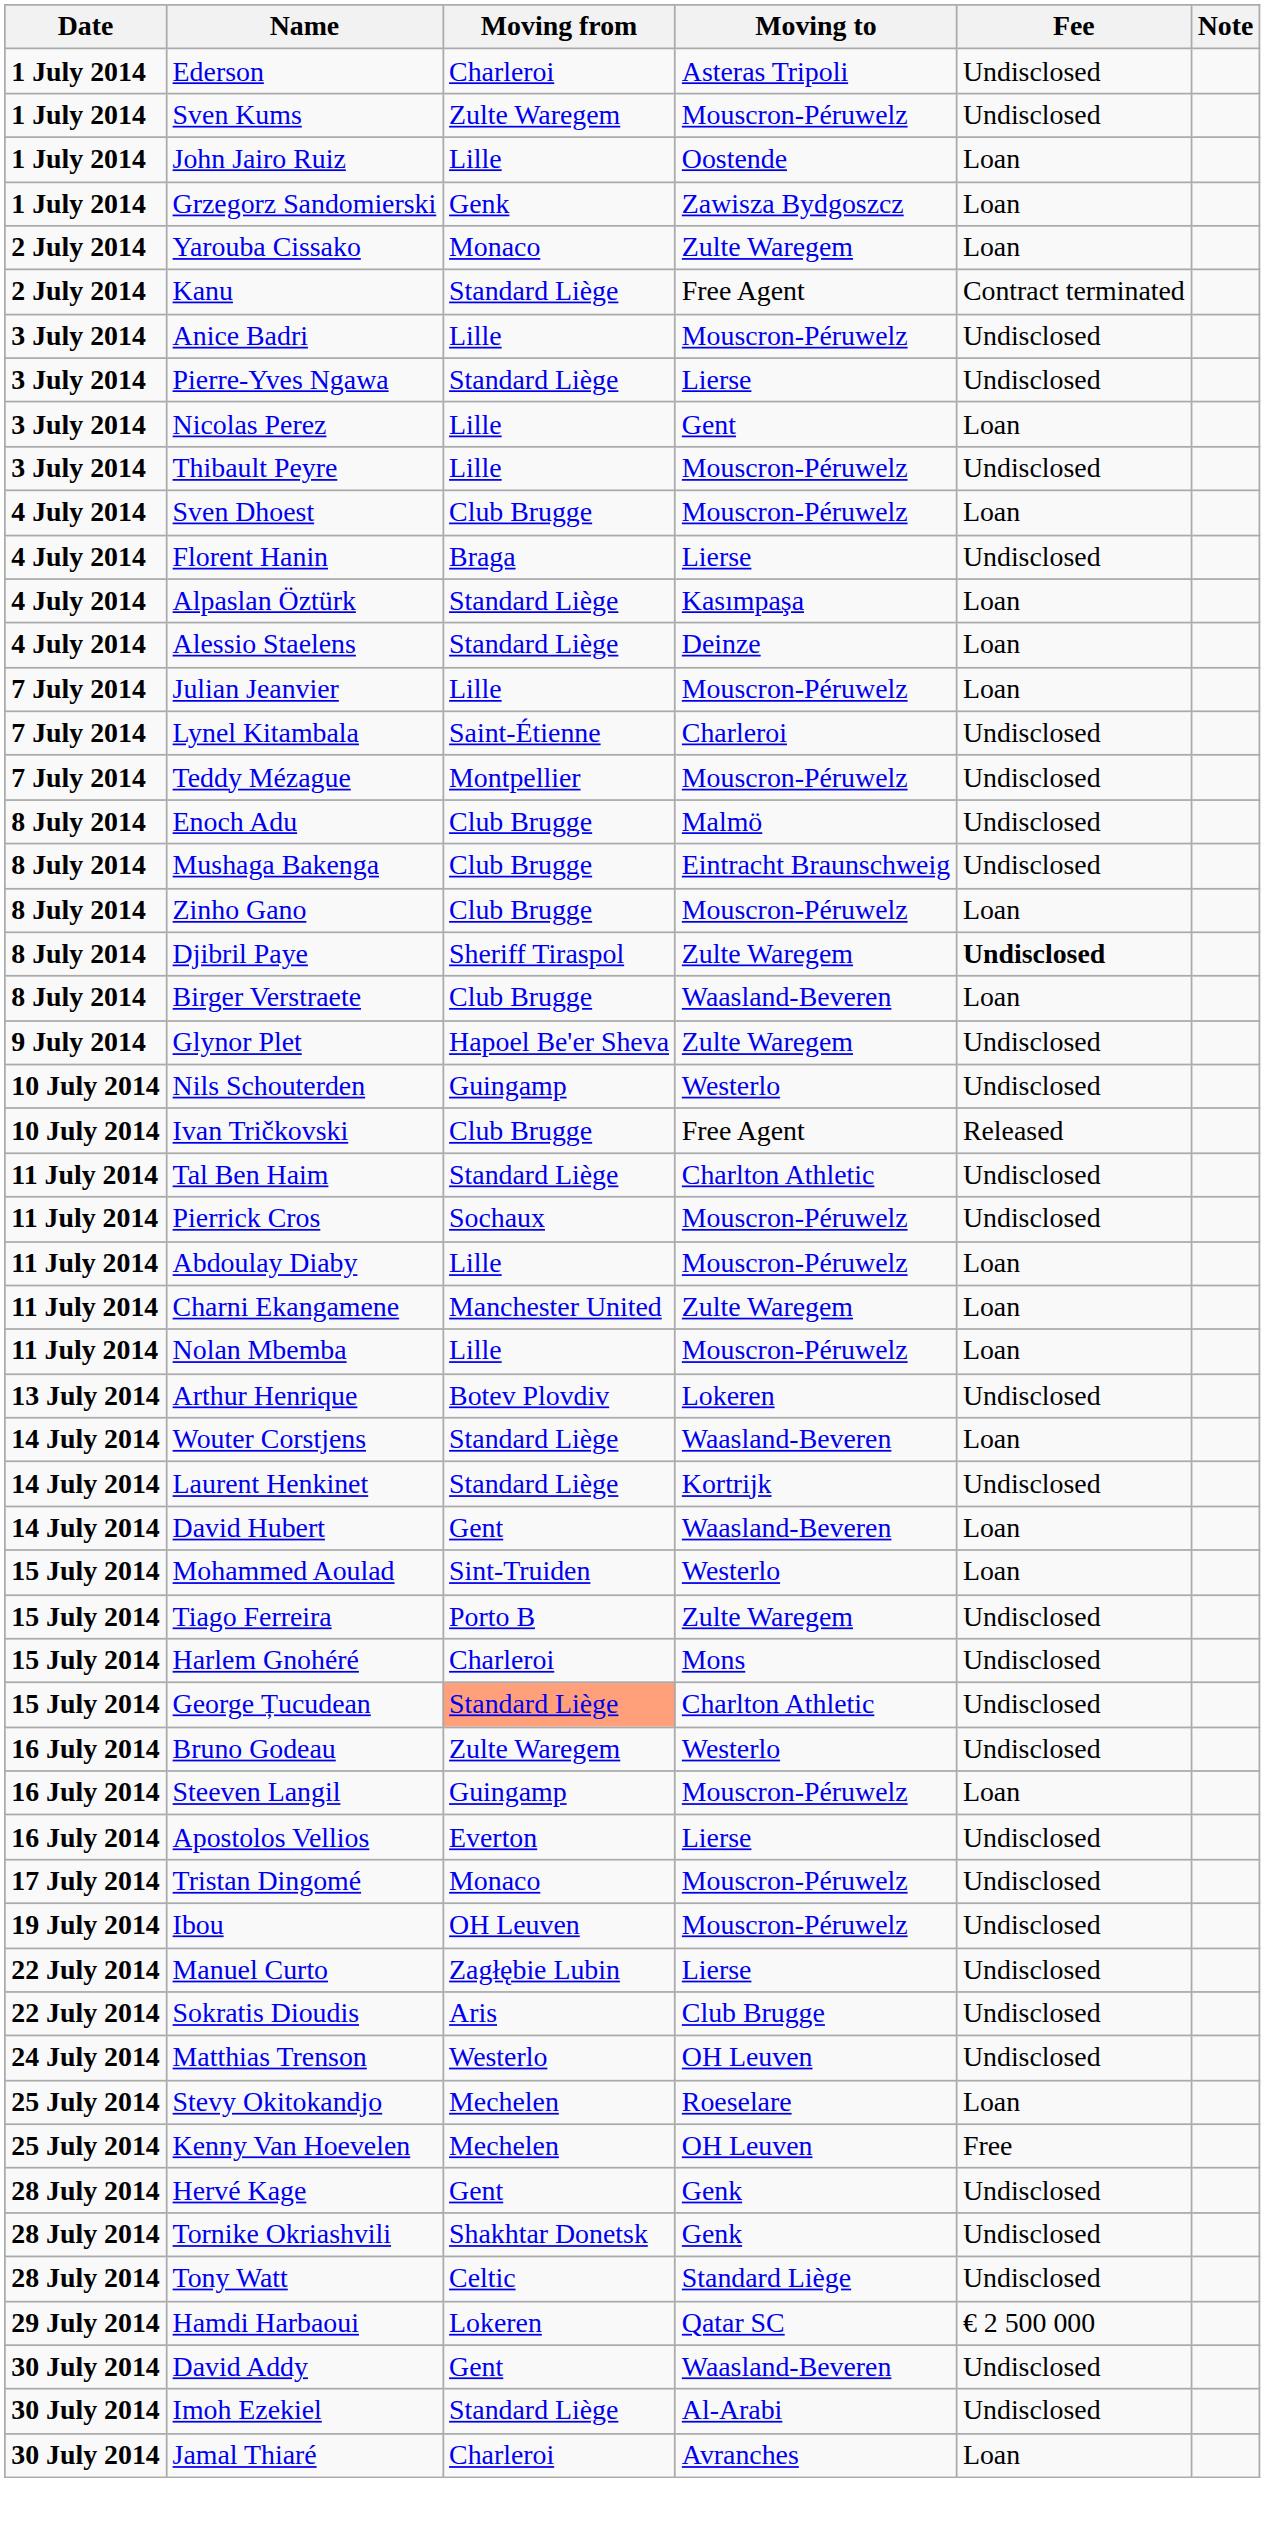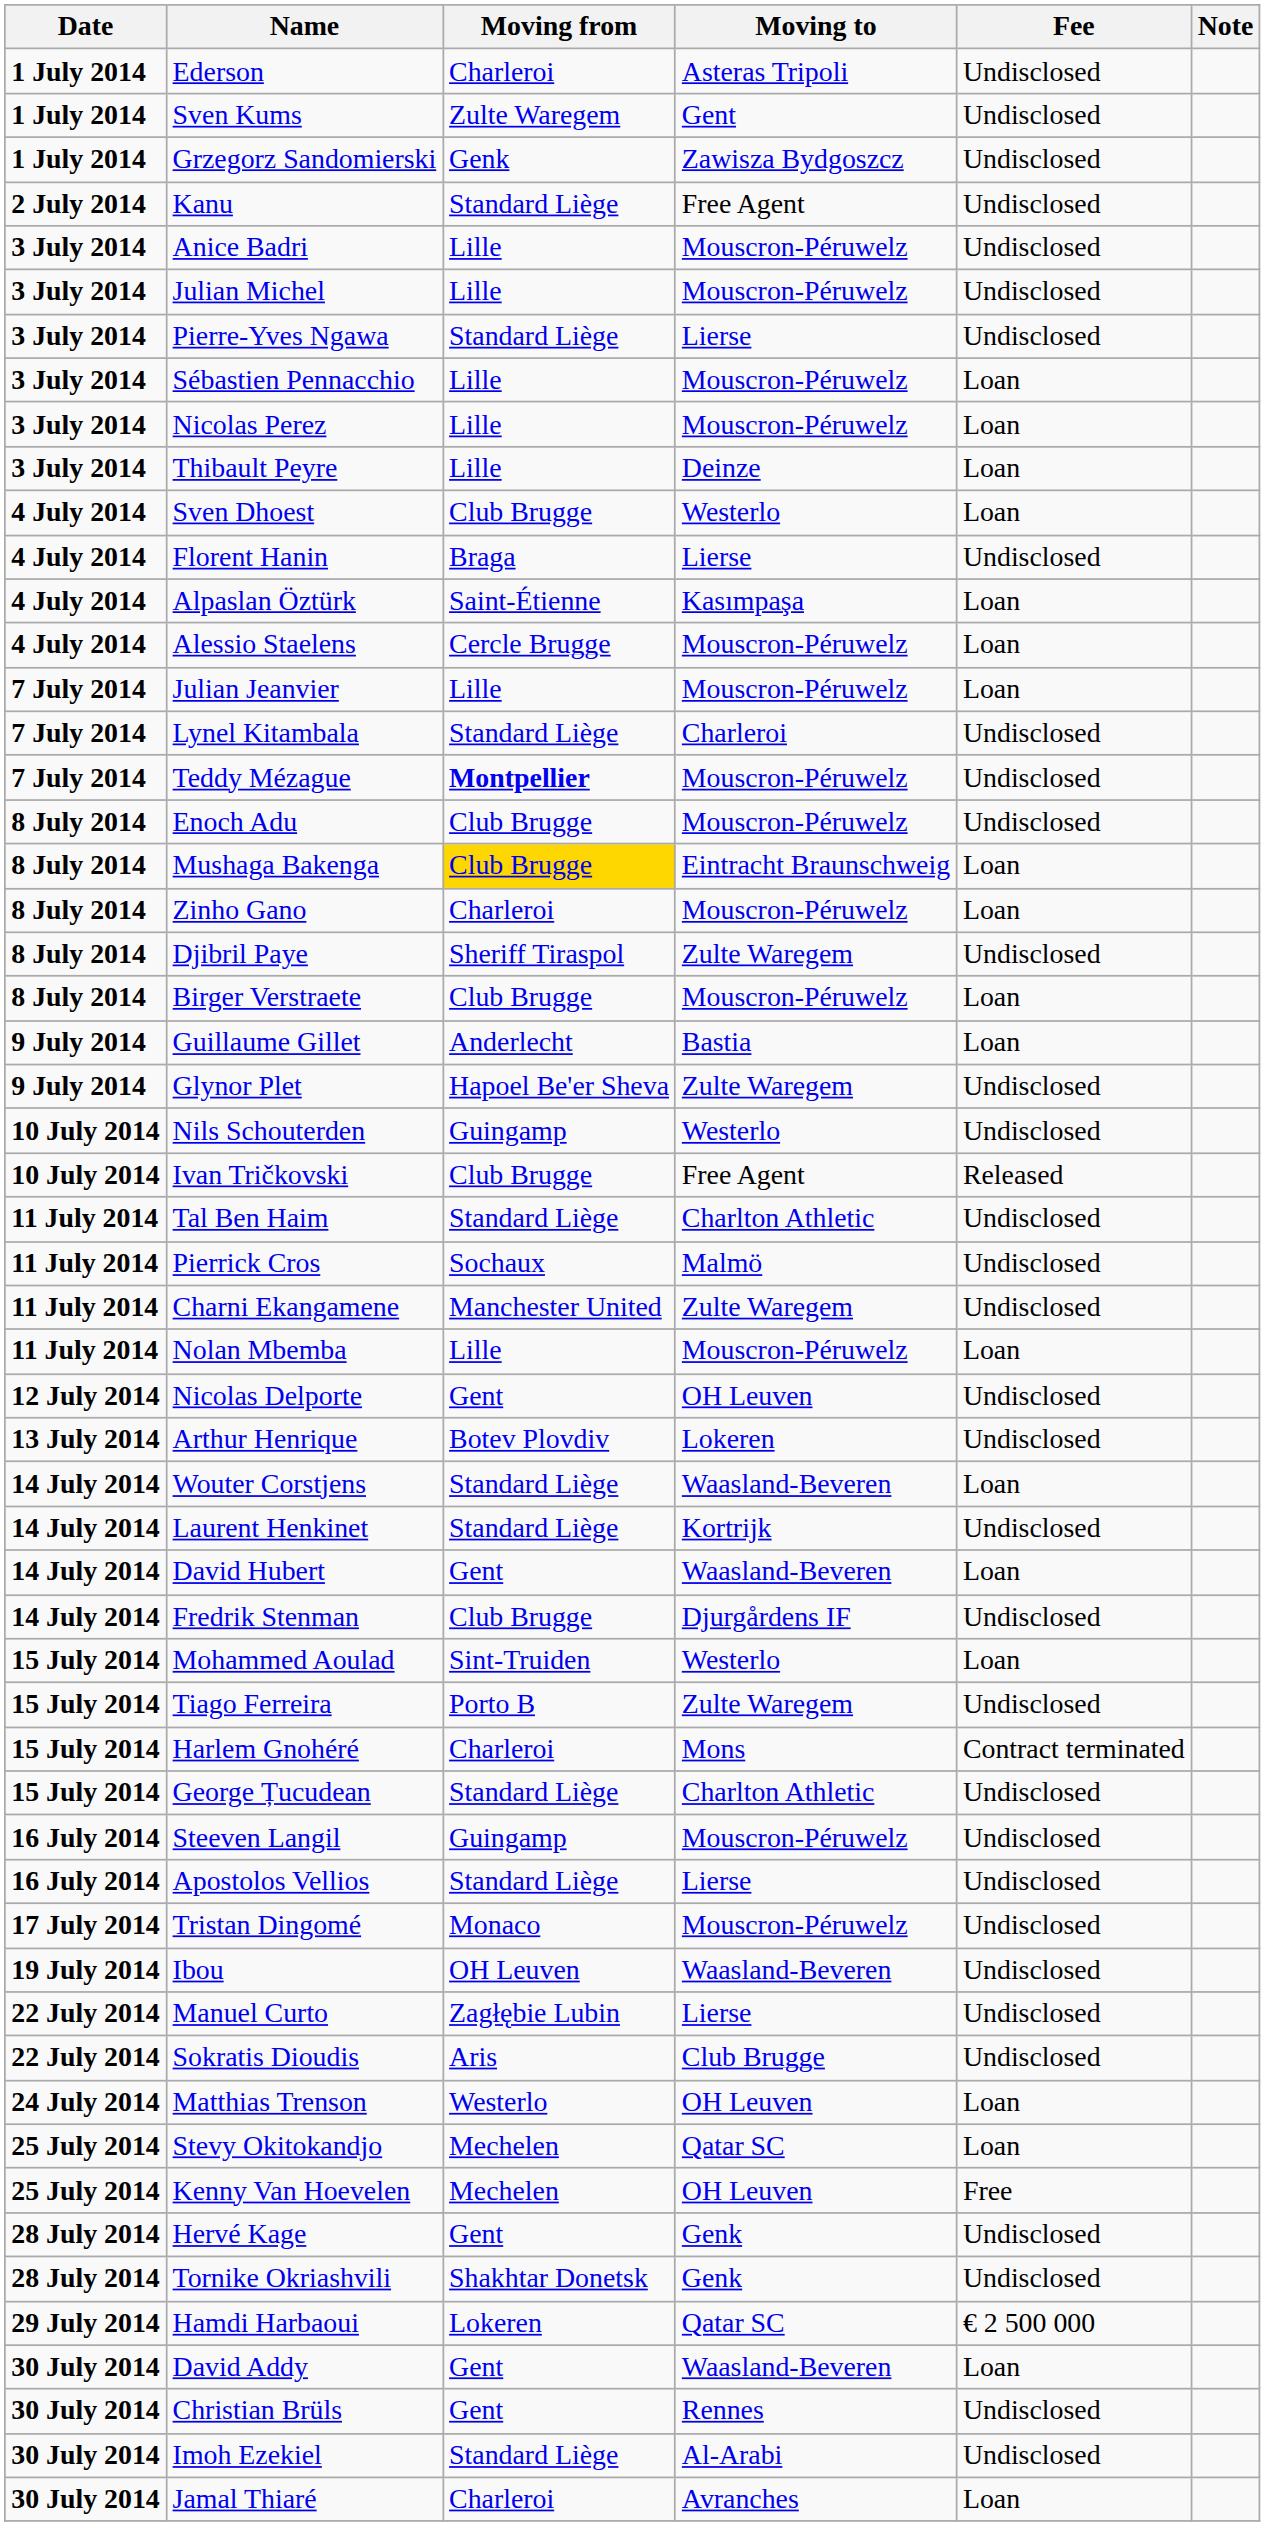(795, 114) Mouscron-Péruwelz -> (709, 114) Gent
- row: (259, 159)
(992, 203) Loan -> (1032, 159) Undisclosed
- row: (267, 247)
(1074, 291) Contract terminated -> (1032, 203) Undisclosed
+ row: (249, 291)
+ row: (294, 379)
(709, 423) Gent -> (795, 423) Mouscron-Péruwelz
(795, 468) Mouscron-Péruwelz -> (721, 468) Deinze
(1032, 468) Undisclosed -> (992, 468) Loan
(795, 512) Mouscron-Péruwelz -> (731, 512) Westerlo
(534, 600) Standard Liège -> (525, 600) Saint-Étienne
(534, 644) Standard Liège -> (530, 644) Cercle Brugge
(721, 644) Deinze -> (795, 644) Mouscron-Péruwelz
(525, 733) Saint-Étienne -> (534, 733) Standard Liège
(515, 777) normal -> (519, 777) bold
(722, 821) Malmö -> (795, 821) Mouscron-Péruwelz
(521, 865) no background -> (521, 865) gold background
(1032, 865) Undisclosed -> (992, 865) Loan
(521, 909) Club Brugge -> (502, 909) Charleroi
(1034, 953) bold -> (1032, 953) normal
(787, 997) Waasland-Beveren -> (795, 997) Mouscron-Péruwelz
+ row: (267, 1042)
(795, 1218) Mouscron-Péruwelz -> (722, 1262) Malmö
- row: (265, 1262)
(992, 1306) Loan -> (1032, 1306) Undisclosed
+ row: (267, 1395)
+ row: (266, 1616)
(1032, 1660) Undisclosed -> (1074, 1748) Contract terminated
(534, 1704) lightsalmon background -> (534, 1792) no background
- row: (254, 1748)
(992, 1792) Loan -> (1032, 1836) Undisclosed
(493, 1836) Everton -> (534, 1880) Standard Liège
(795, 1925) Mouscron-Péruwelz -> (787, 1969) Waasland-Beveren
(1032, 2057) Undisclosed -> (992, 2101) Loan
(737, 2101) Roeselare -> (733, 2145) Qatar SC
- row: (230, 2278)
(1032, 2366) Undisclosed -> (992, 2366) Loan
+ row: (257, 2410)
